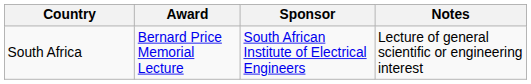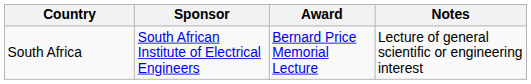columns swapped: (187, 15) <-> (308, 15)
